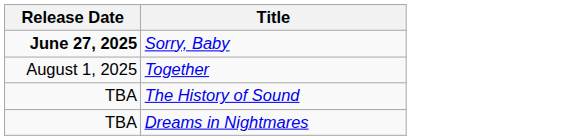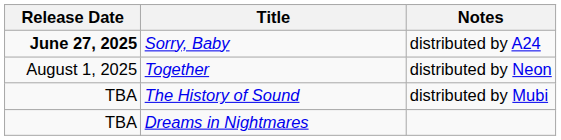+ column: (481, 17)
